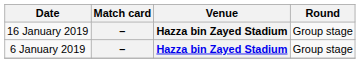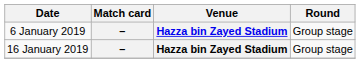rows swapped: (48, 49) <-> (48, 31)
